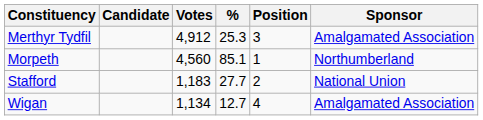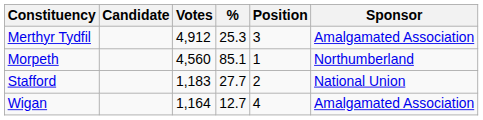(193, 103) 1,134 -> (193, 103) 1,164
